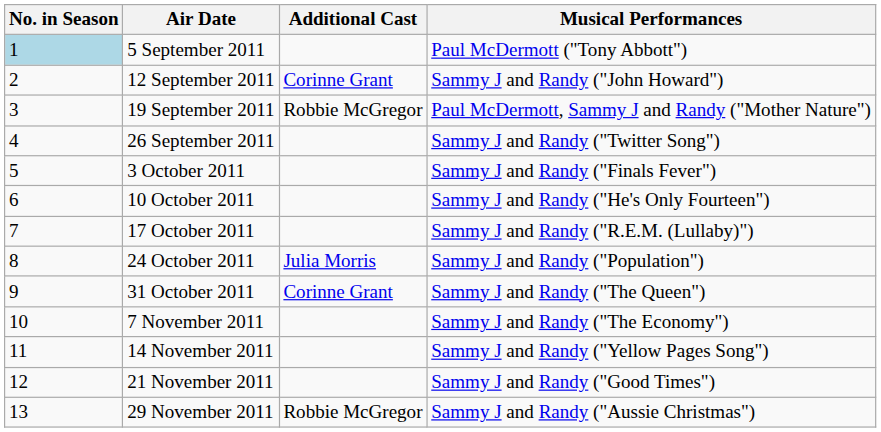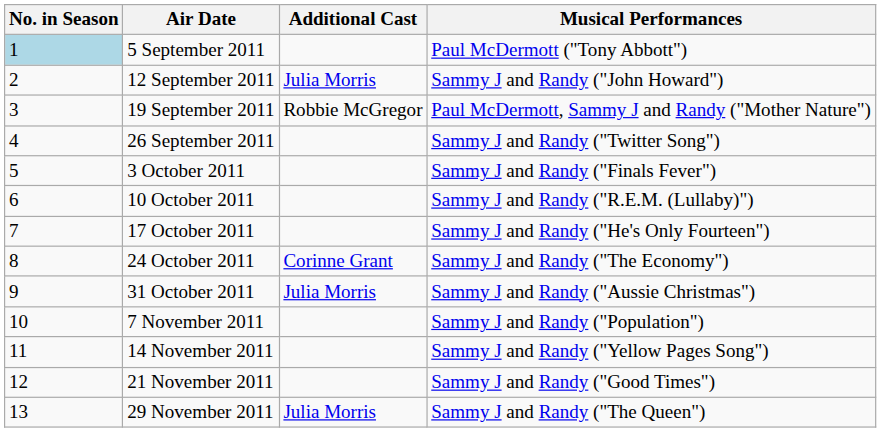(338, 79) Corinne Grant -> (330, 79) Julia Morris
(600, 200) Sammy J and Randy ("He's Only Fourteen") -> (592, 200) Sammy J and Randy ("R.E.M. (Lullaby)")
(592, 230) Sammy J and Randy ("R.E.M. (Lullaby)") -> (600, 230) Sammy J and Randy ("He's Only Fourteen")
(330, 261) Julia Morris -> (338, 261) Corinne Grant
(568, 261) Sammy J and Randy ("Population") -> (580, 261) Sammy J and Randy ("The Economy")
(338, 291) Corinne Grant -> (330, 291) Julia Morris
(568, 291) Sammy J and Randy ("The Queen") -> (593, 291) Sammy J and Randy ("Aussie Christmas")
(580, 321) Sammy J and Randy ("The Economy") -> (568, 321) Sammy J and Randy ("Population")
(353, 412) Robbie McGregor -> (330, 412) Julia Morris
(593, 412) Sammy J and Randy ("Aussie Christmas") -> (568, 412) Sammy J and Randy ("The Queen")
